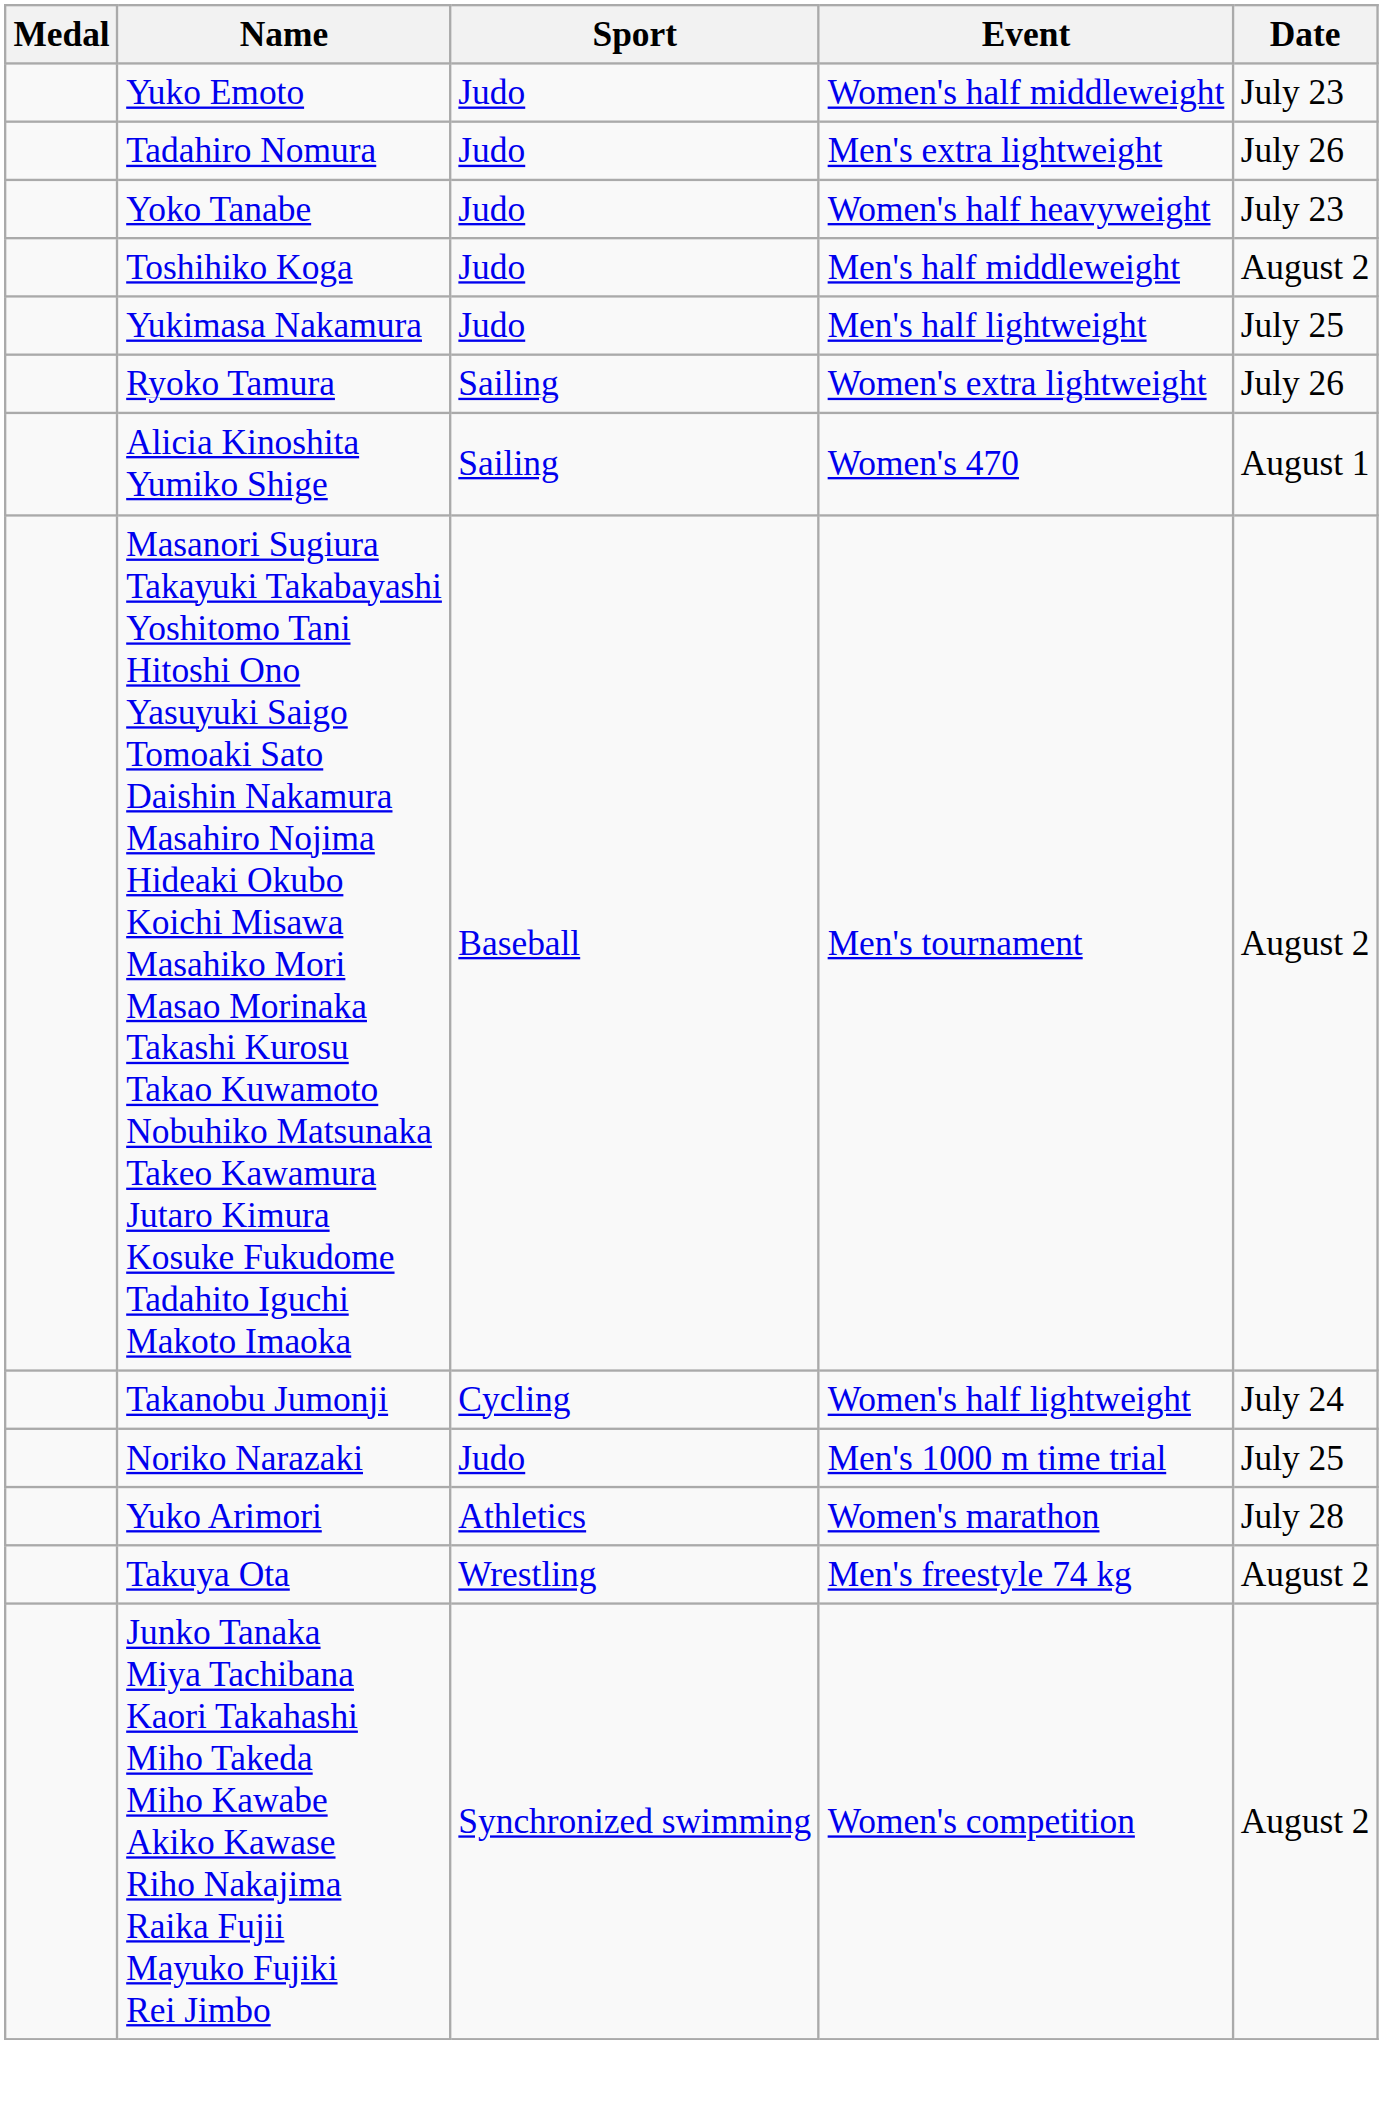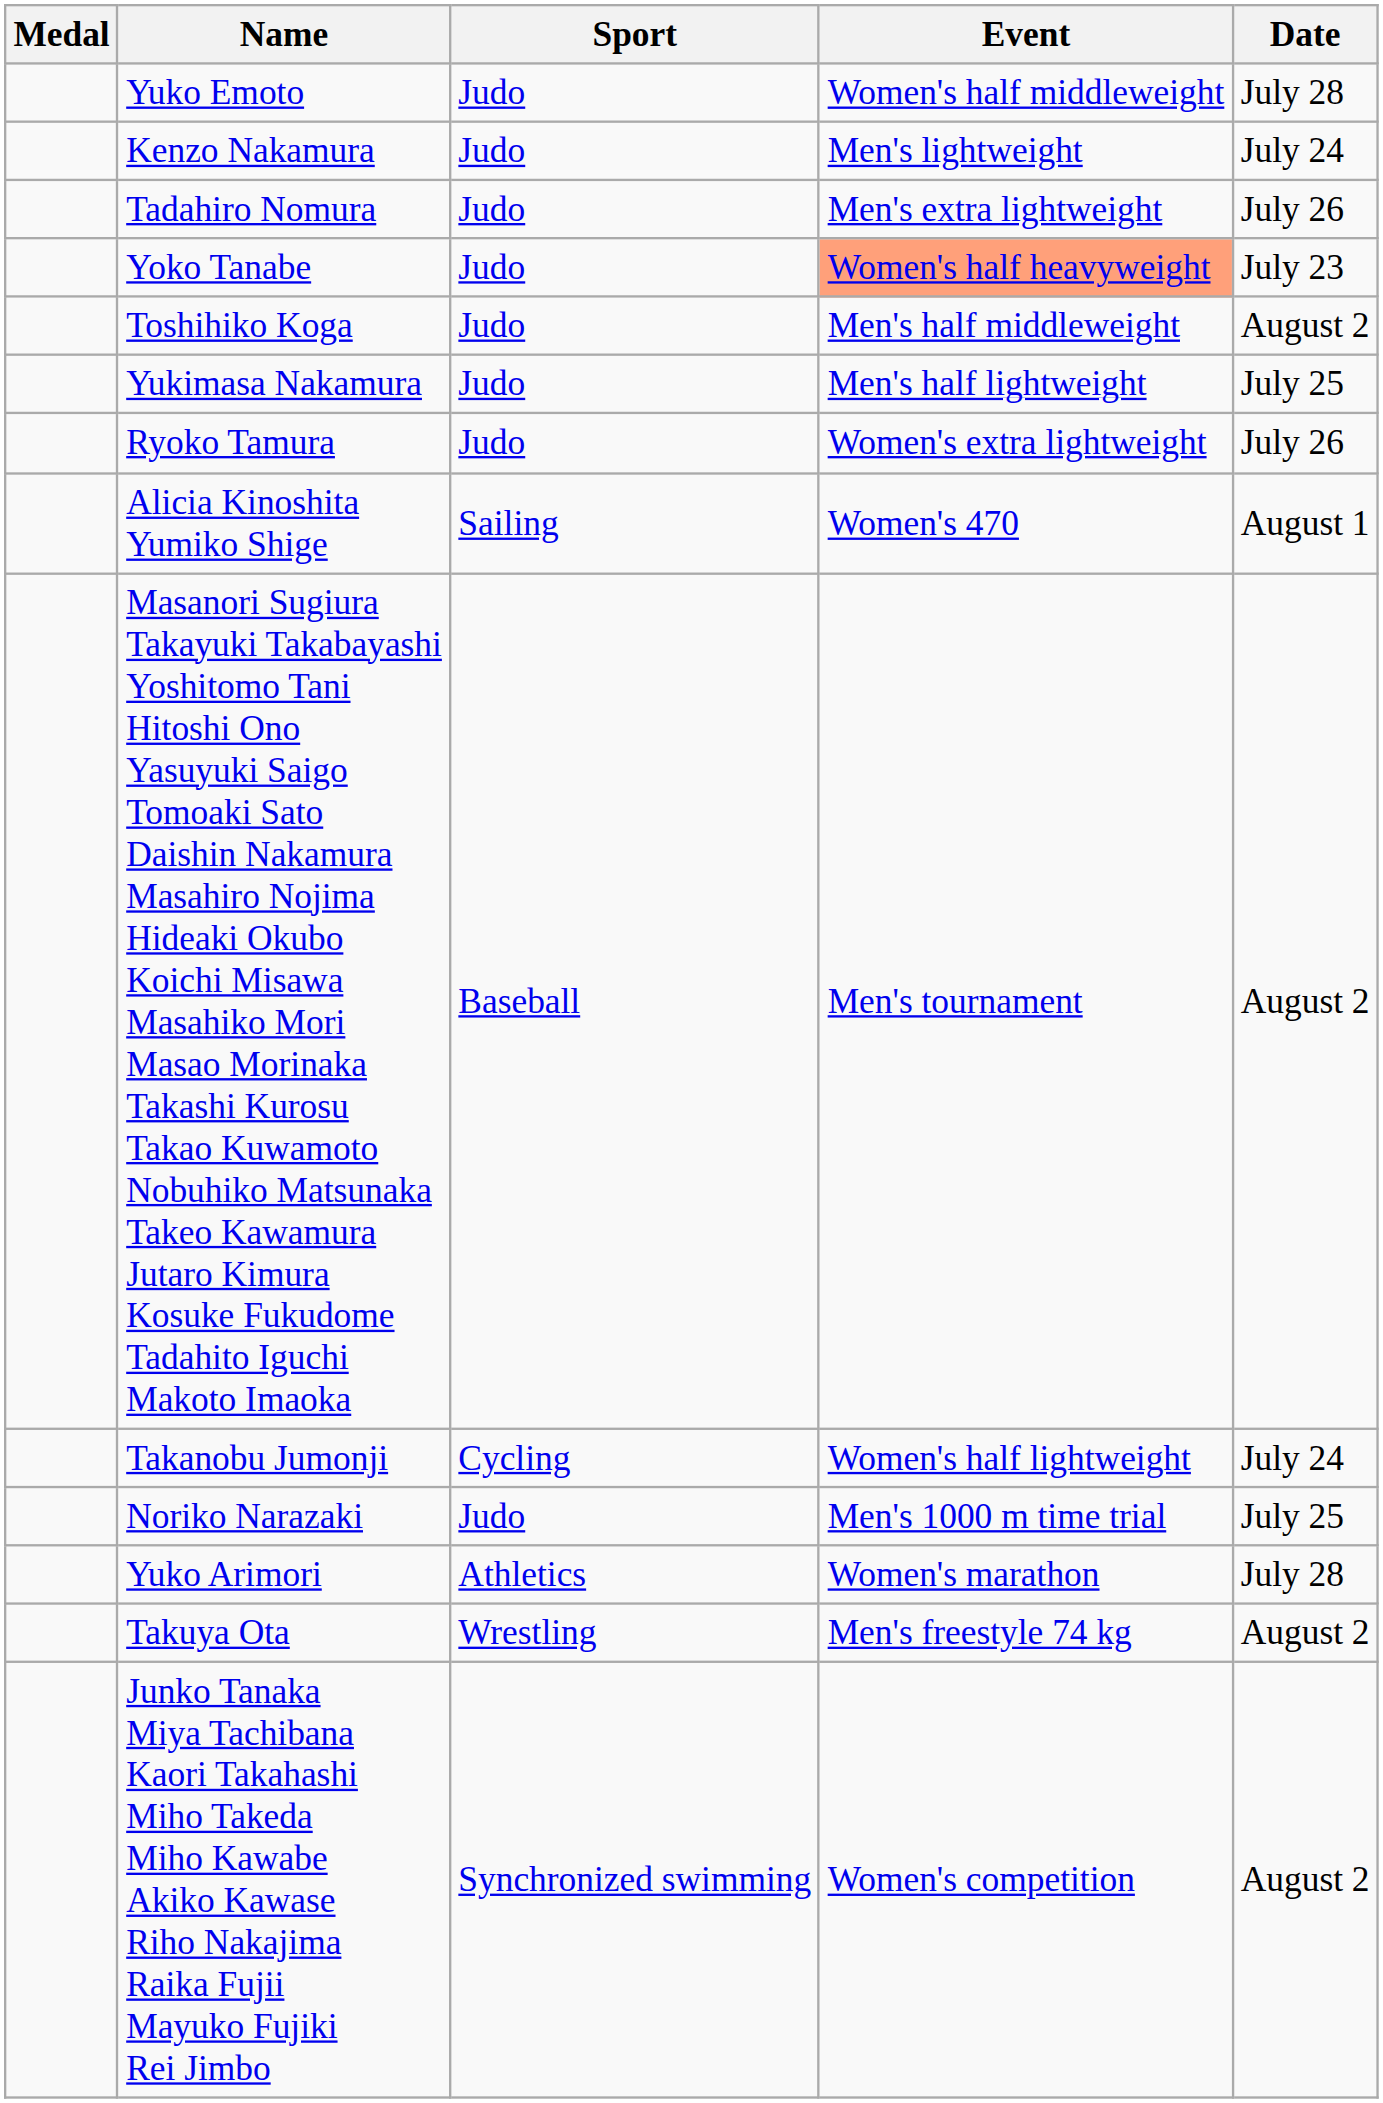(1292, 92) July 23 -> (1292, 92) July 28
+ row: (250, 150)
(1019, 209) no background -> (1019, 267) lightsalmon background
(508, 384) Sailing -> (492, 442) Judo
